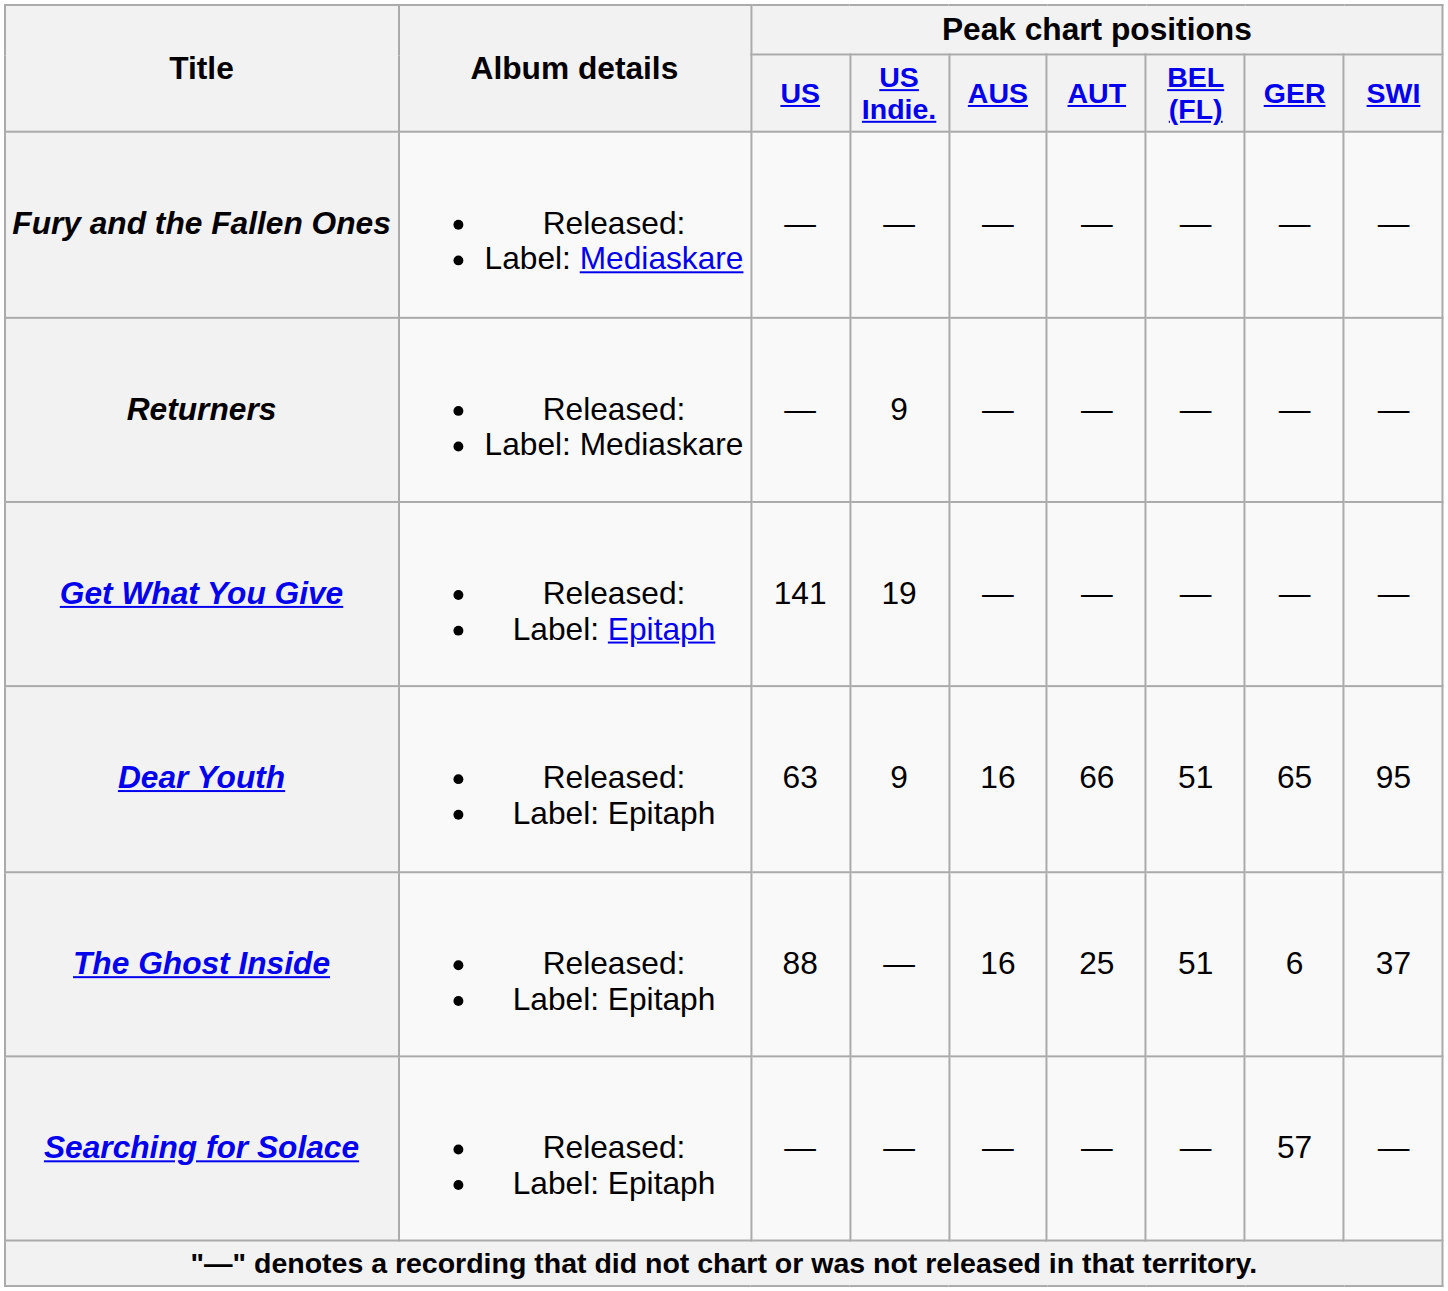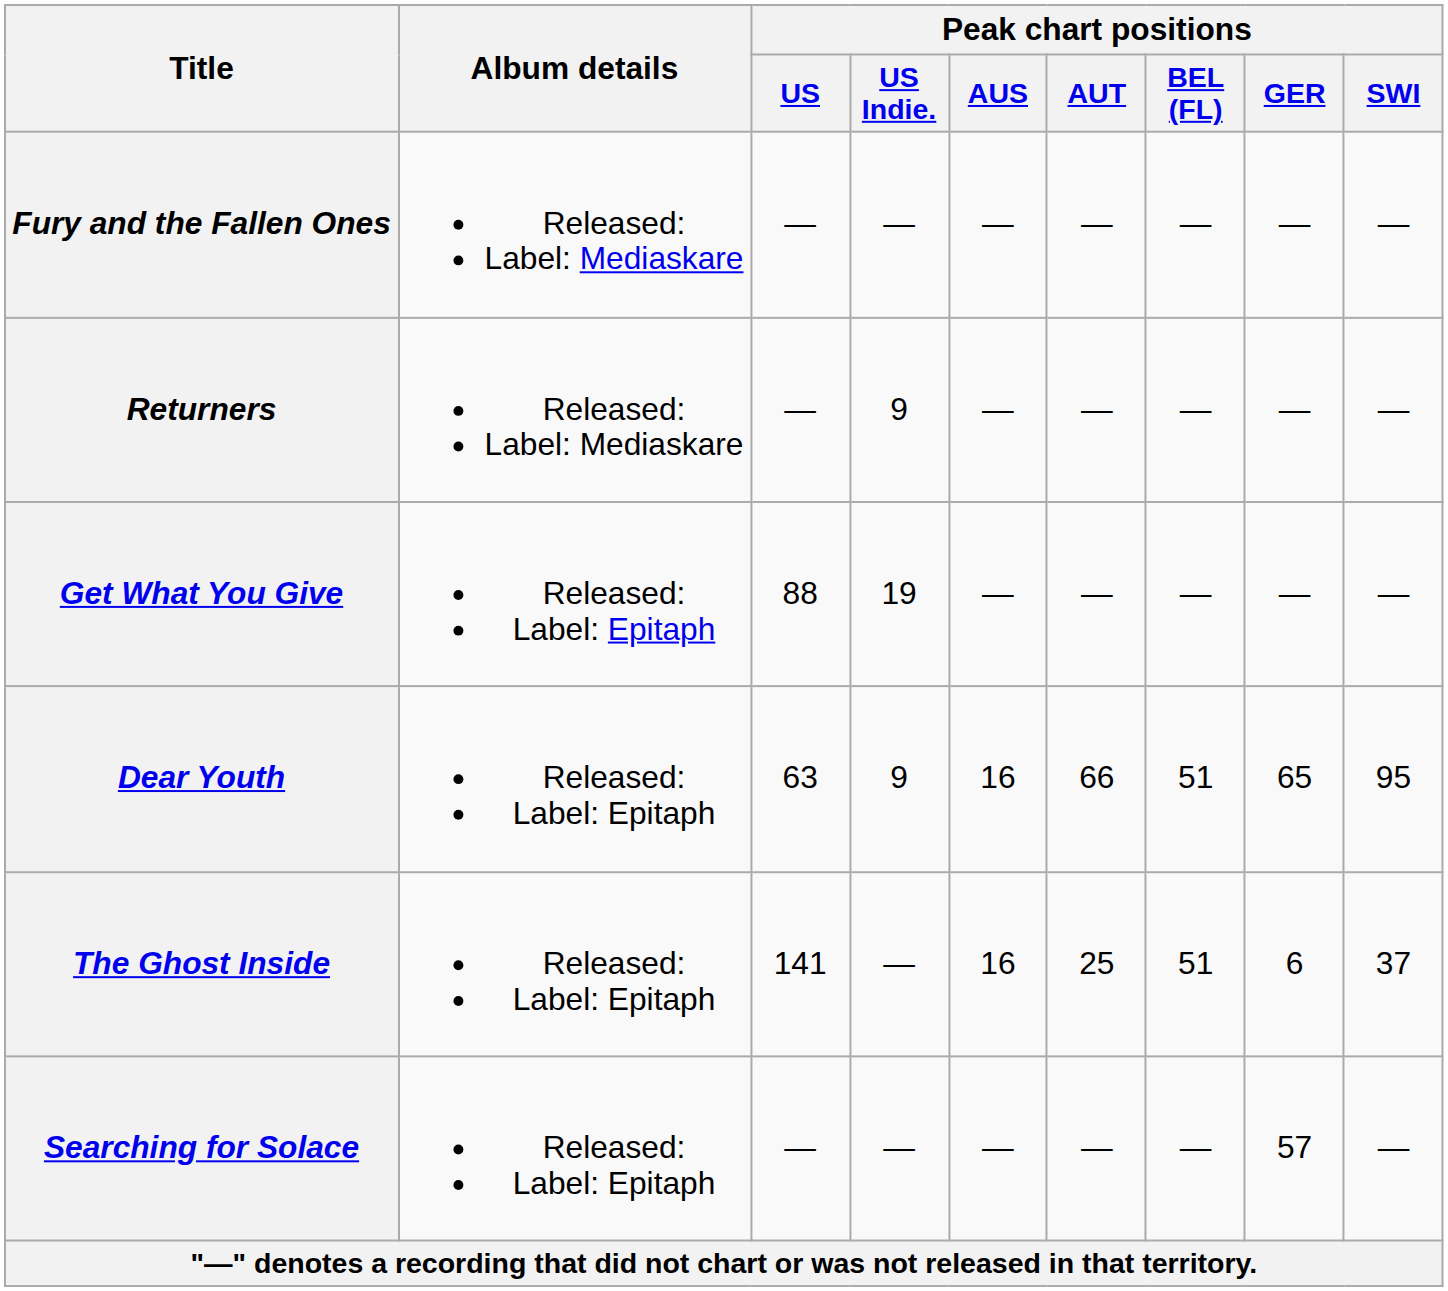(800, 593) 141 -> (800, 593) 88
(800, 963) 88 -> (800, 963) 141
